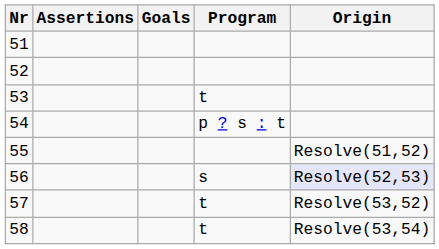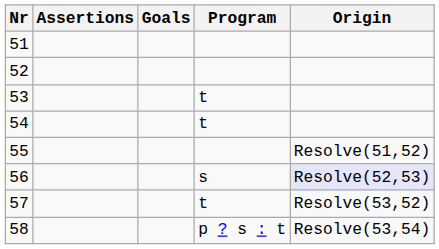(242, 124) p ? s : t -> (203, 124) t
(203, 230) t -> (242, 230) p ? s : t
